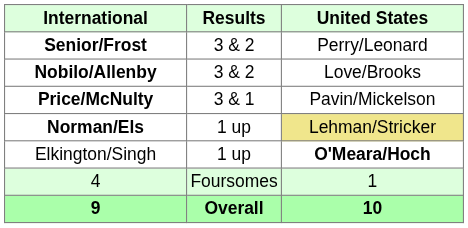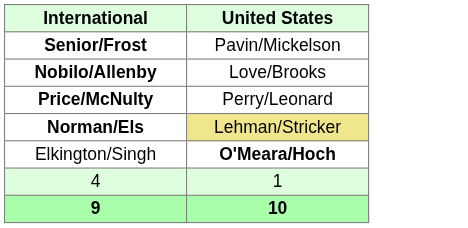- column: (234, 18)
(372, 45) Perry/Leonard -> (278, 45) Pavin/Mickelson
(372, 99) Pavin/Mickelson -> (278, 99) Perry/Leonard
